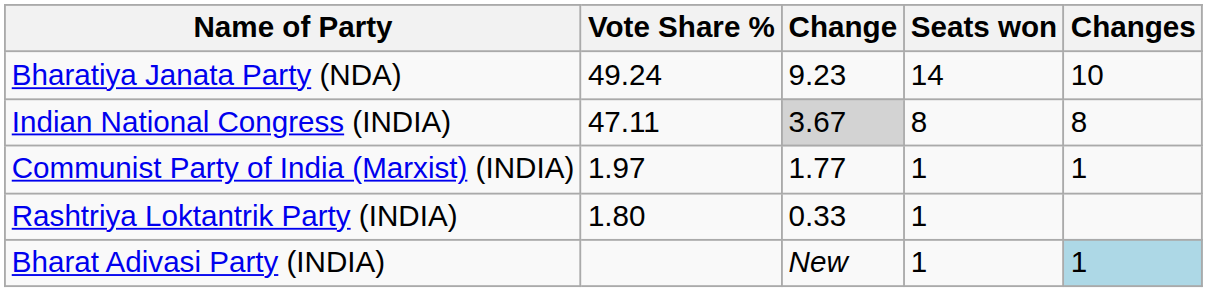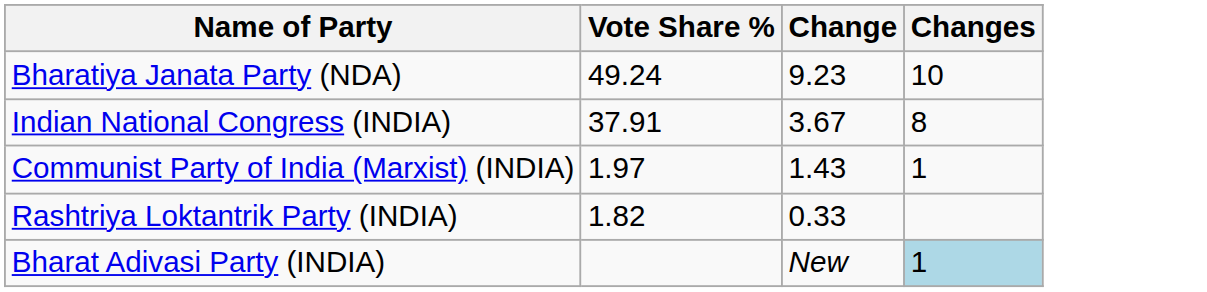- column: (984, 27)
(624, 121) 47.11 -> (625, 121) 37.91
(817, 121) lightgrey background -> (817, 121) no background
(817, 168) 1.77 -> (817, 168) 1.43
(617, 215) 1.80 -> (617, 215) 1.82
